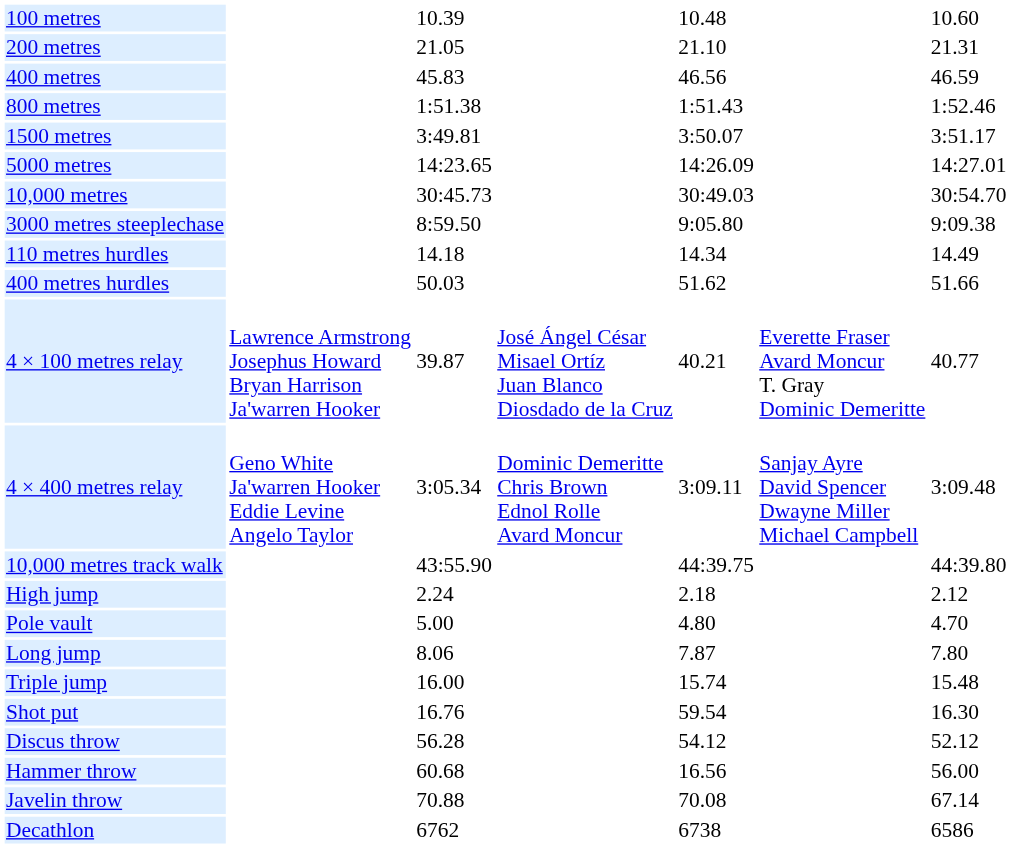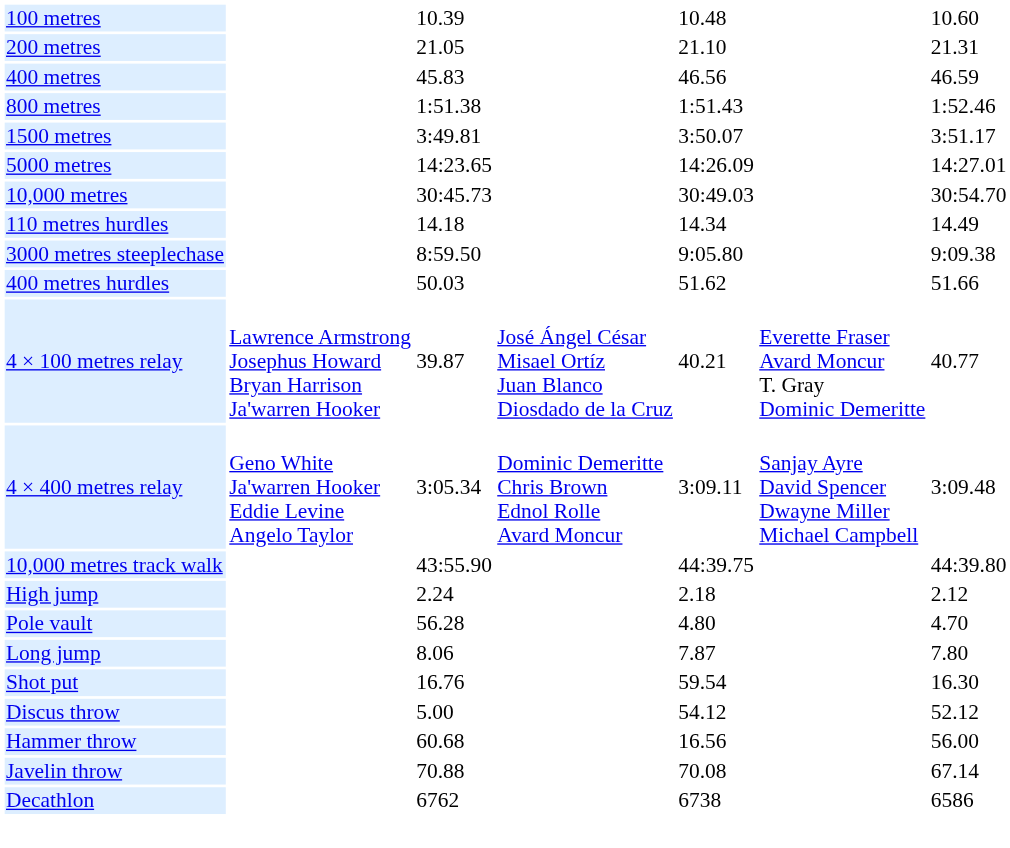rows swapped: (115, 224) <-> (87, 253)
(435, 623) 5.00 -> (440, 623) 56.28
- row: (57, 682)
(440, 741) 56.28 -> (435, 712) 5.00
